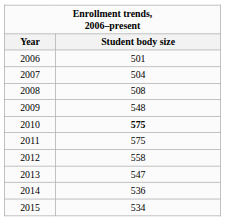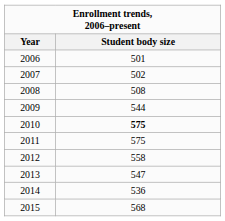(138, 75) 504 -> (138, 75) 502
(138, 108) 548 -> (138, 108) 544
(138, 207) 534 -> (138, 207) 568
